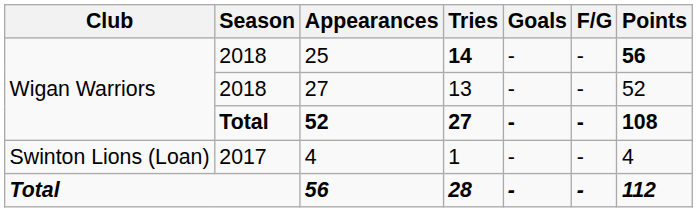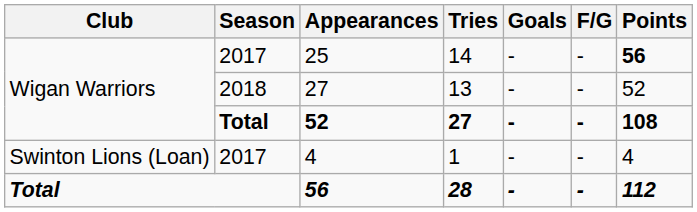(243, 55) 2018 -> (243, 55) 2017
(460, 55) bold -> (460, 55) normal
